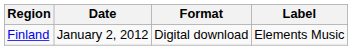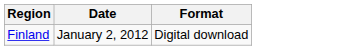- column: (299, 14)
